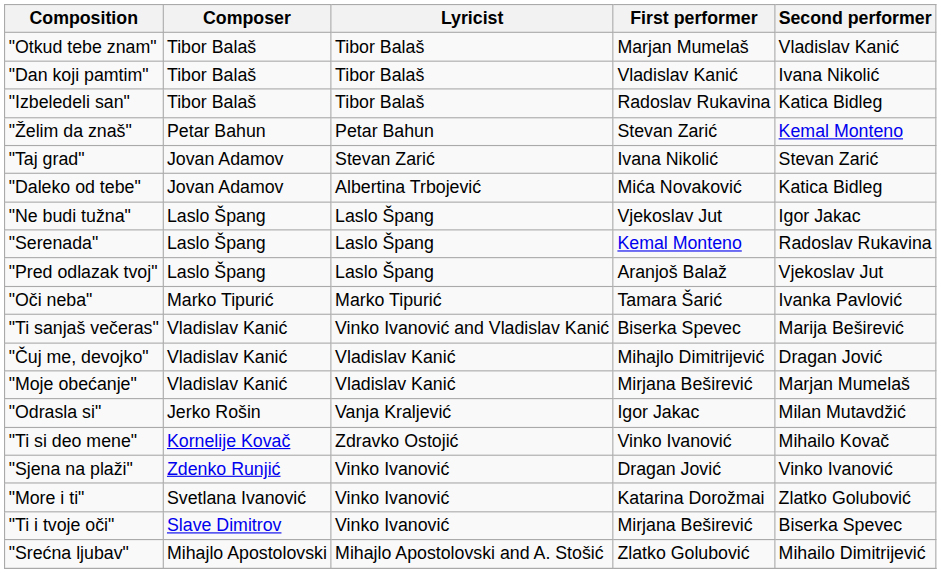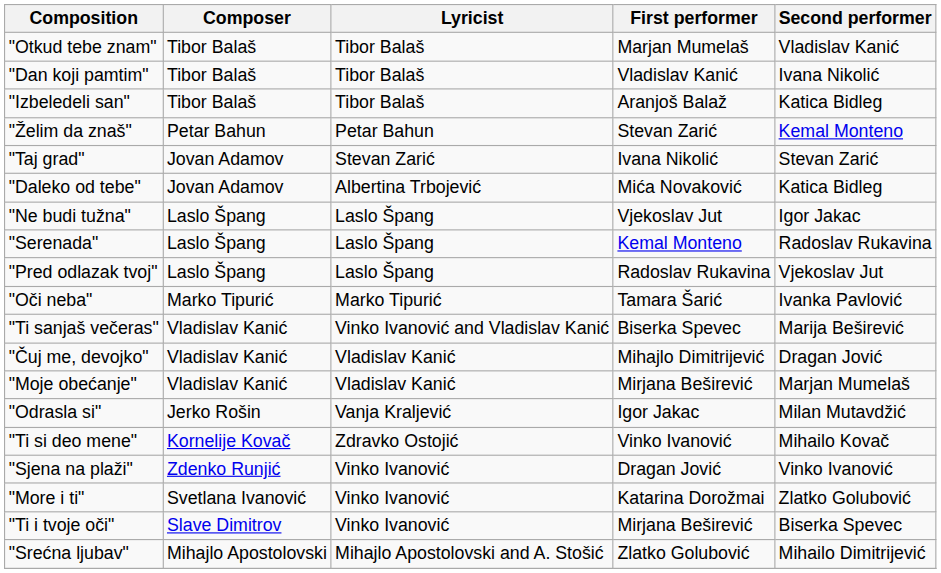(694, 103) Radoslav Rukavina -> (672, 103) Aranjoš Balaž
(672, 272) Aranjoš Balaž -> (694, 272) Radoslav Rukavina
